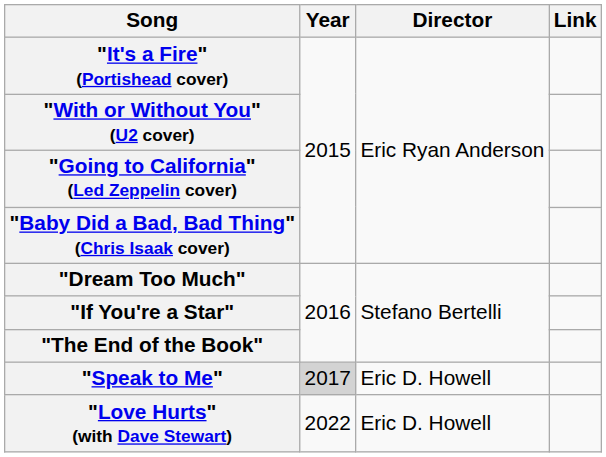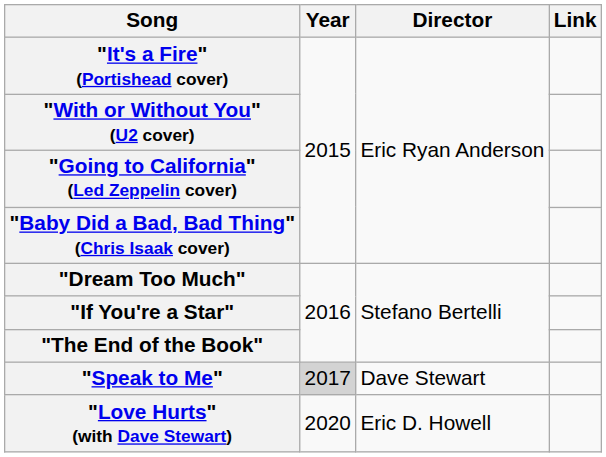(426, 378) Eric D. Howell -> (423, 378) Dave Stewart
(328, 423) 2022 -> (328, 423) 2020
